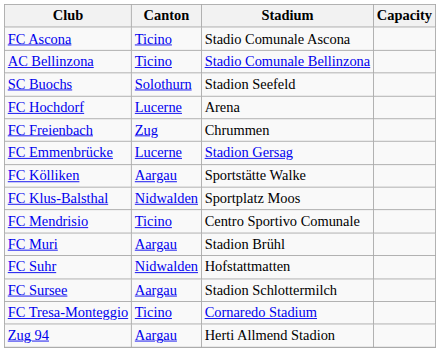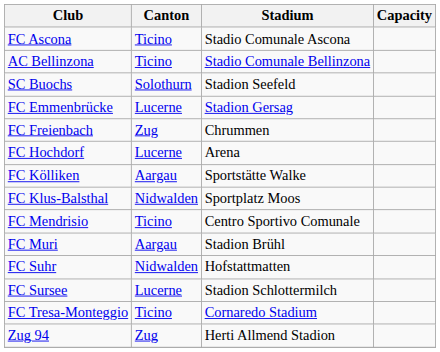rows swapped: (60, 152) <-> (46, 107)
(156, 289) Aargau -> (158, 289) Lucerne
(156, 335) Aargau -> (146, 335) Zug
